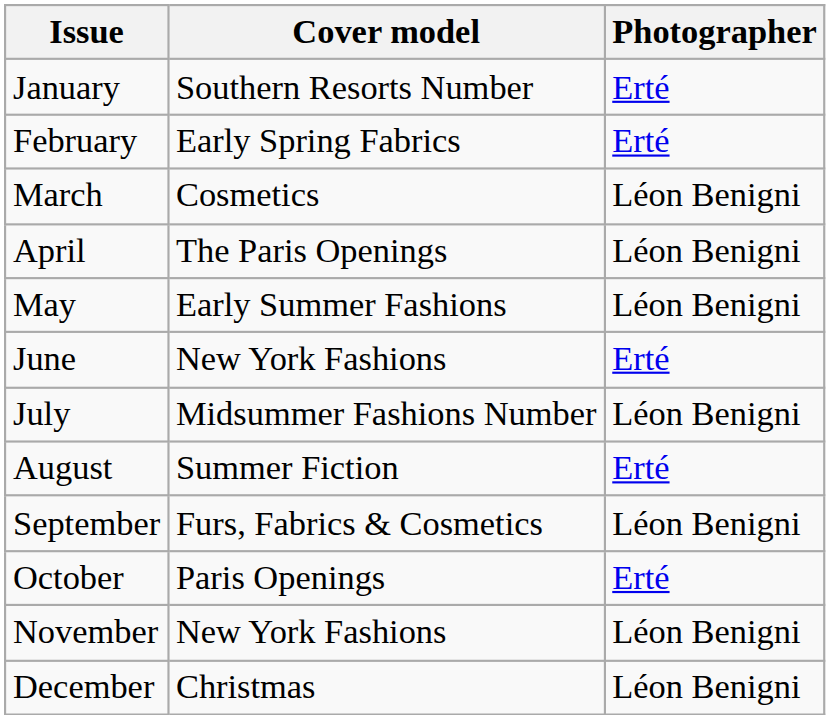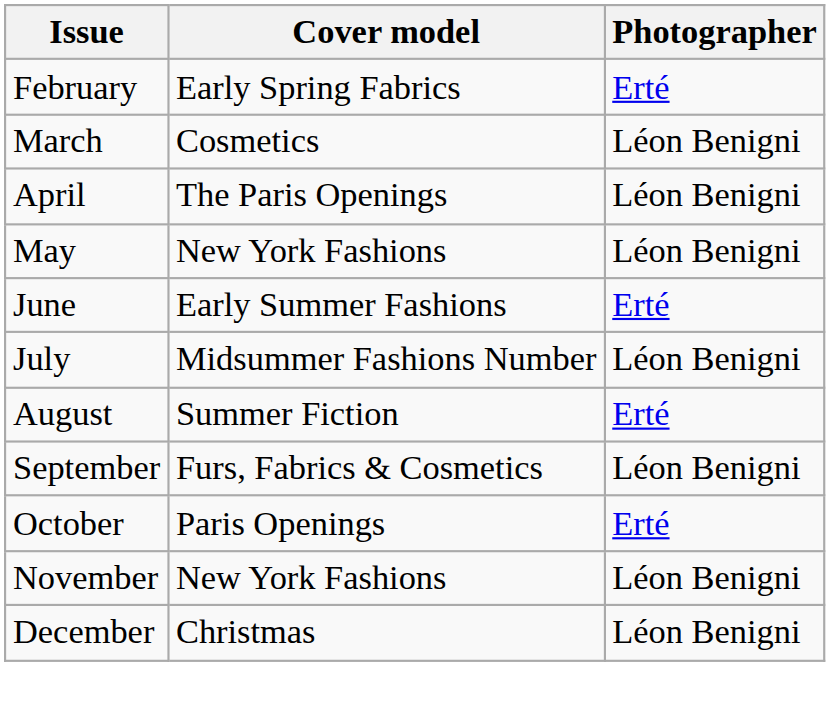- row: (67, 86)
(341, 304) Early Summer Fashions -> (311, 250) New York Fashions
(311, 359) New York Fashions -> (341, 304) Early Summer Fashions
